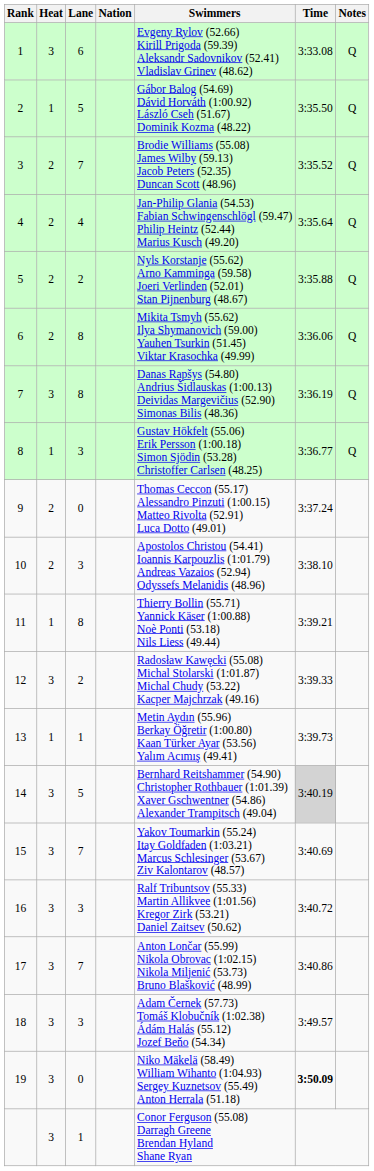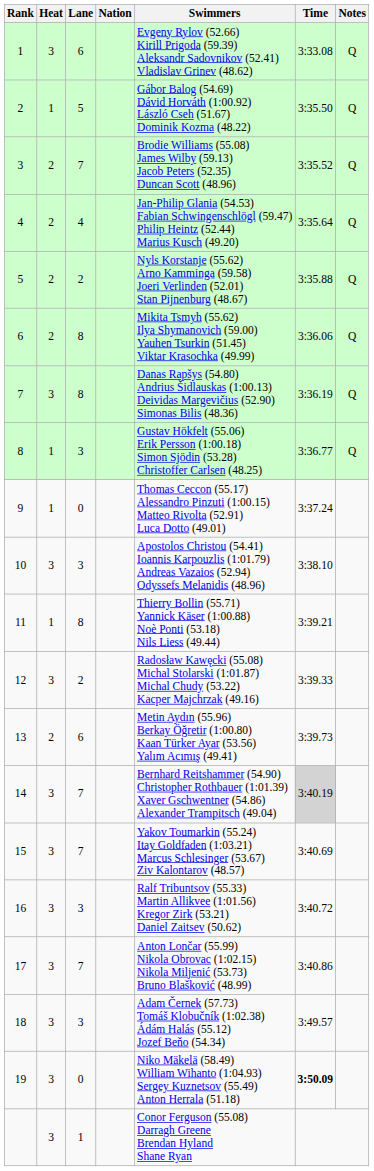(51, 508) 2 -> (51, 508) 1
(51, 565) 2 -> (51, 565) 3
(51, 737) 1 -> (51, 737) 2
(81, 737) 1 -> (81, 737) 6
(81, 794) 5 -> (81, 794) 7
